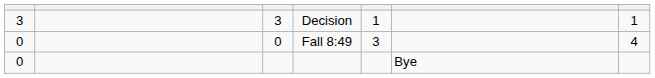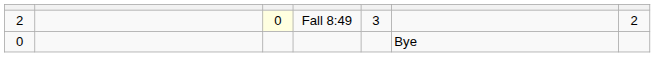- row: (327, 20)
(20, 41) 0 -> (20, 20) 2
(278, 41) no background -> (278, 20) lightyellow background
(634, 41) 4 -> (634, 20) 2
